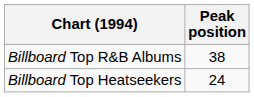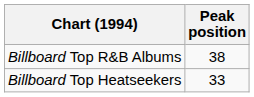(217, 80) 24 -> (217, 80) 33
